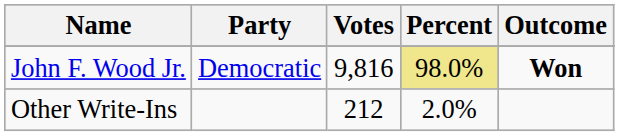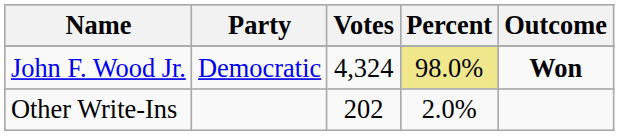(364, 67) 9,816 -> (364, 67) 4,324
(364, 109) 212 -> (364, 109) 202
